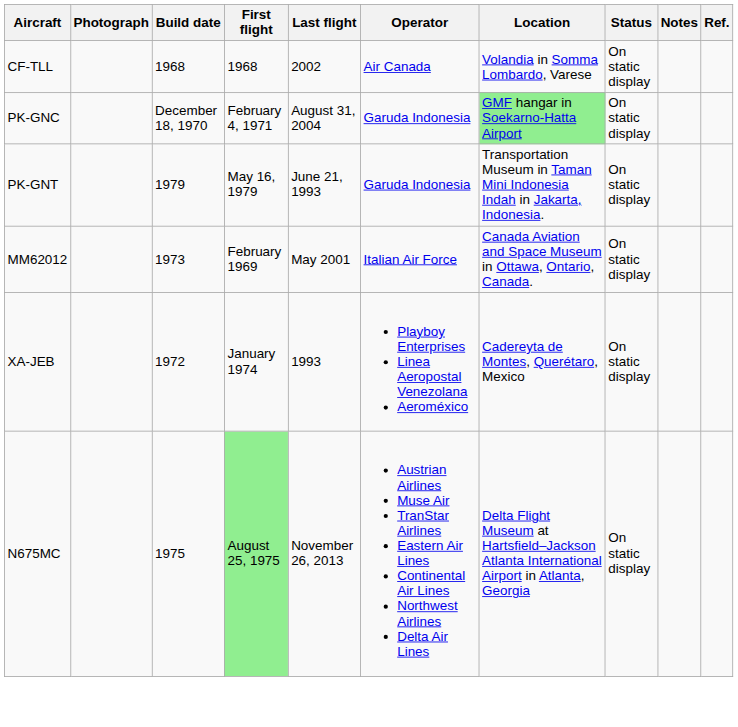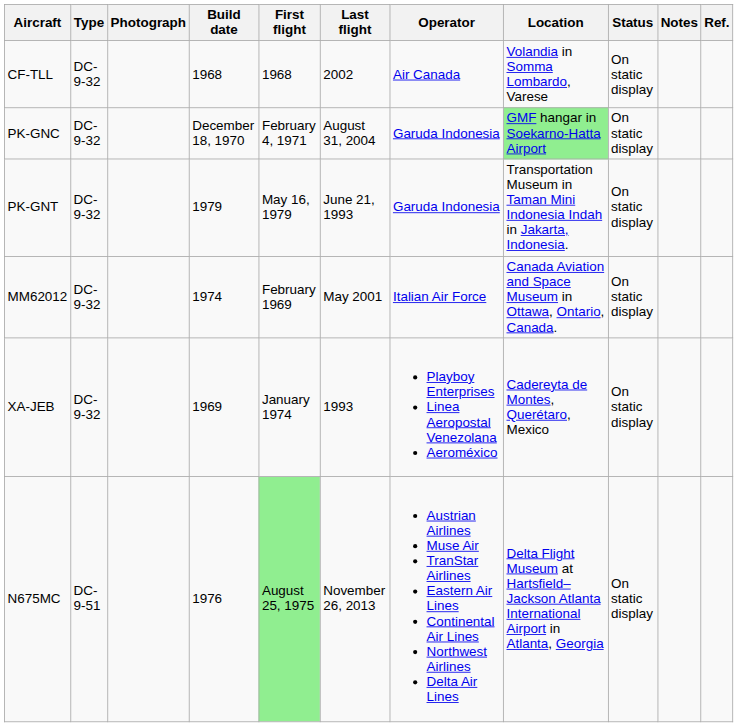+ column: (89, 22)
(170, 259) 1973 -> (207, 296) 1974
(170, 361) 1972 -> (207, 407) 1969
(170, 553) 1975 -> (207, 599) 1976
